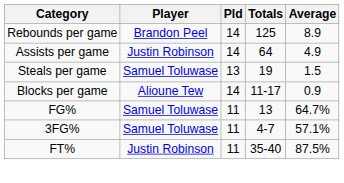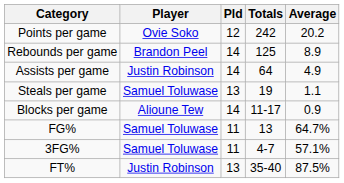+ row: (62, 33)
(312, 71) 1.5 -> (312, 91) 1.1
(233, 149) 11 -> (233, 168) 13
